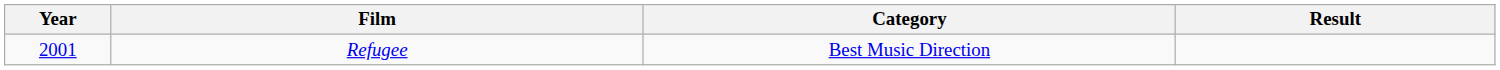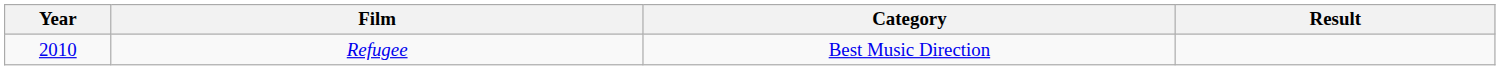(58, 49) 2001 -> (58, 49) 2010
